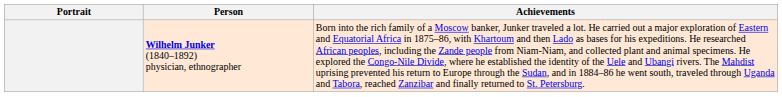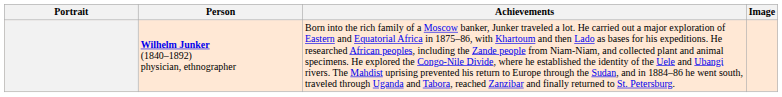+ column: (762, 12)
